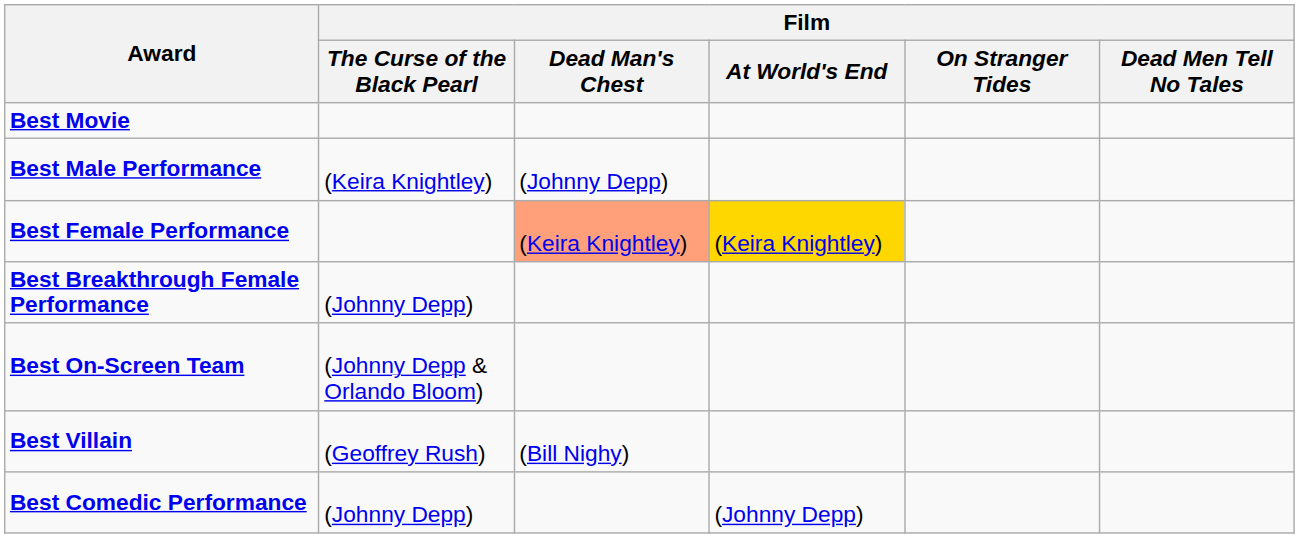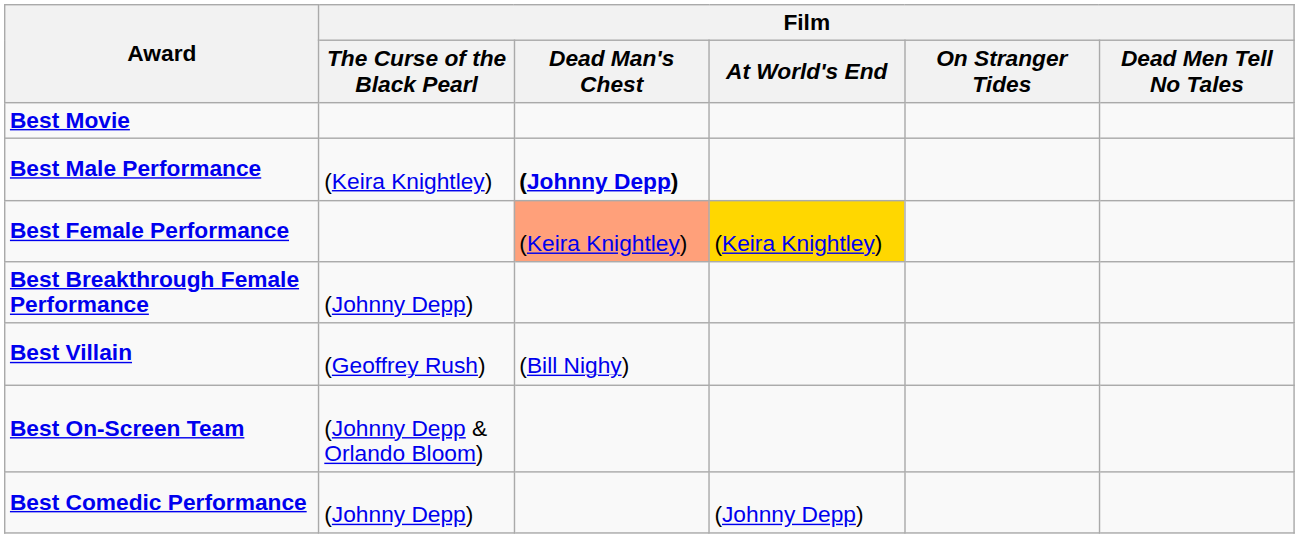(594, 181) normal -> (599, 181) bold
rows swapped: (127, 366) <-> (71, 440)
